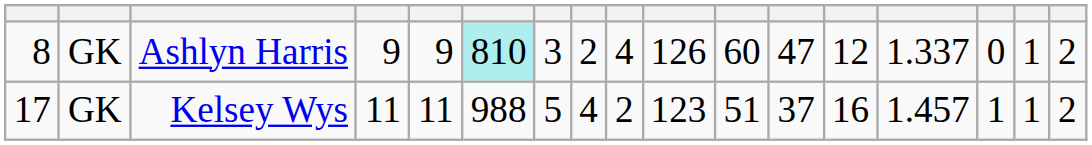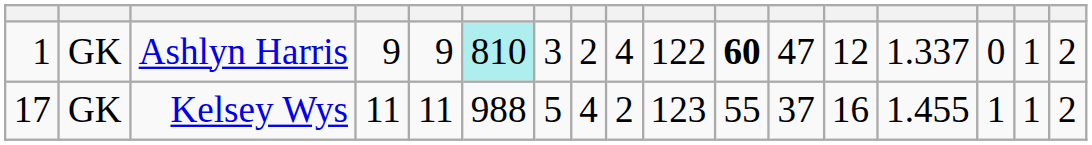(42, 51) 8 -> (42, 51) 1
(678, 51) 126 -> (678, 51) 122
(742, 51) normal -> (742, 51) bold
(742, 109) 51 -> (742, 109) 55
(928, 109) 1.457 -> (928, 109) 1.455
